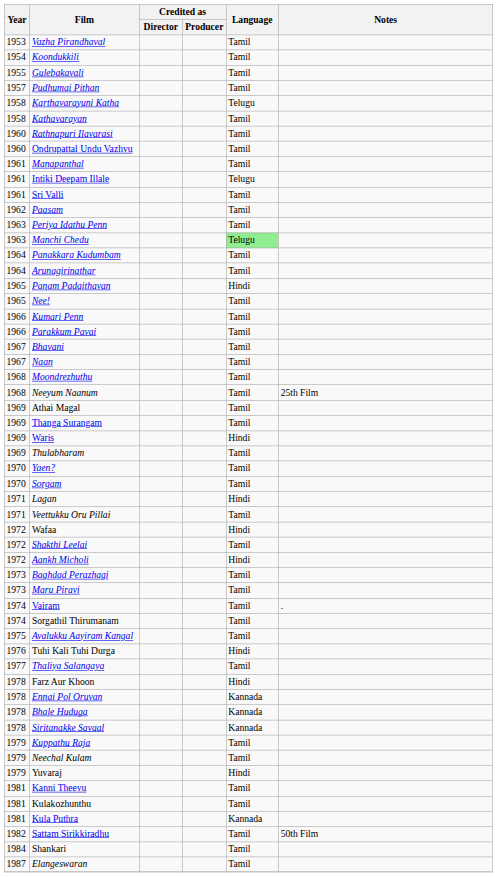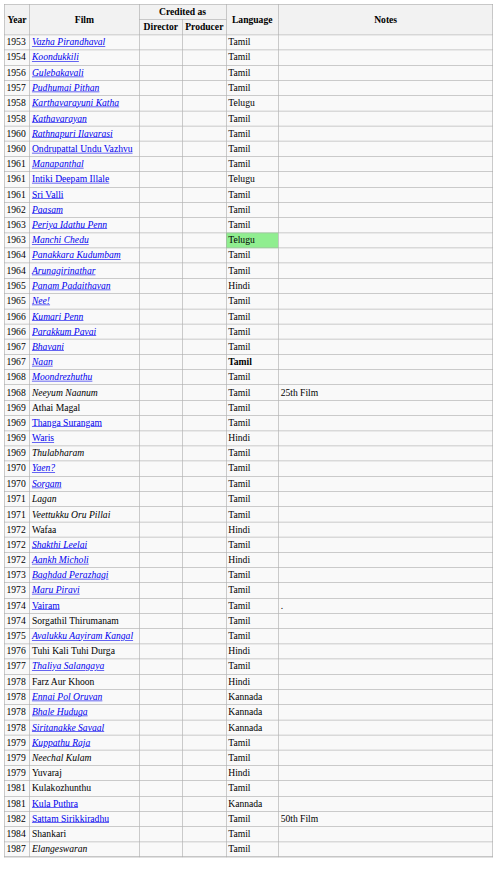(16, 73) 1955 -> (16, 73) 1956
(239, 362) normal -> (240, 362) bold
(239, 499) Hindi -> (239, 499) Tamil
- row: (59, 788)
